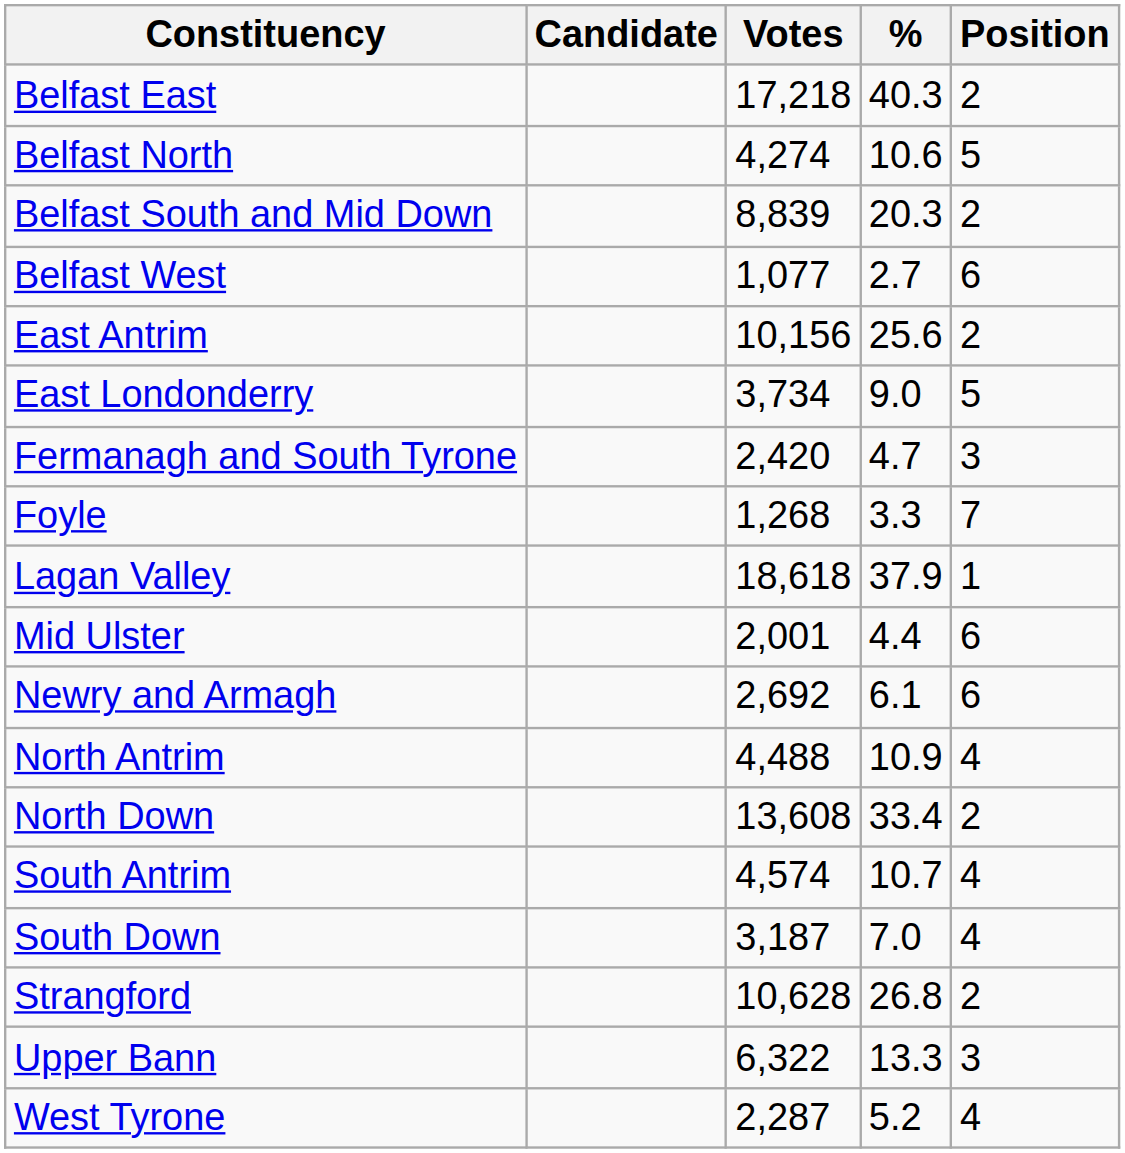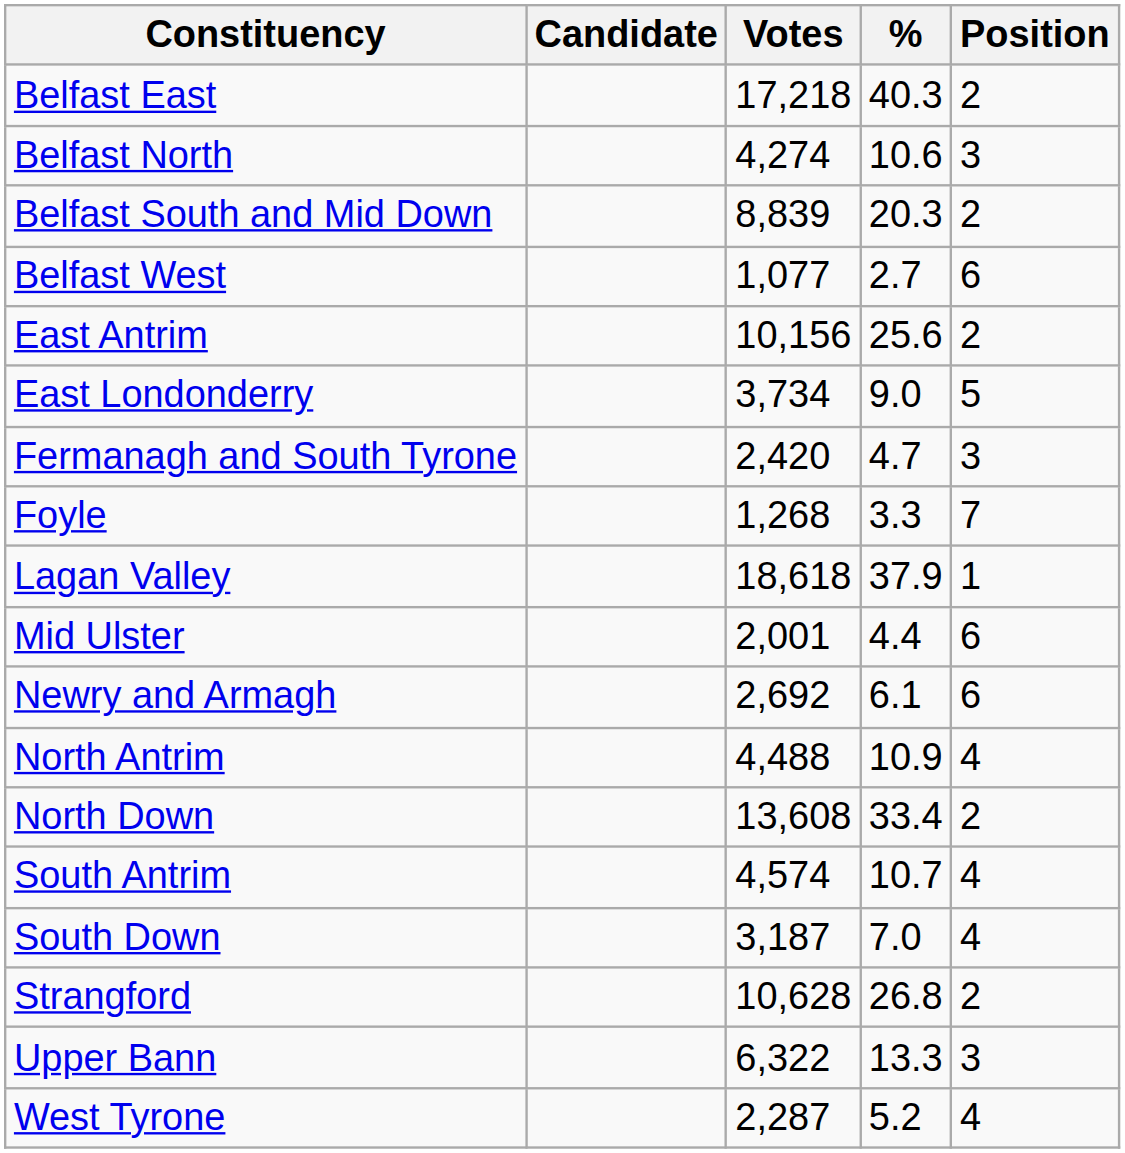(971, 154) 5 -> (971, 154) 3
